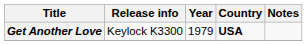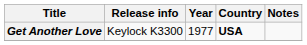(201, 31) 1979 -> (201, 31) 1977
